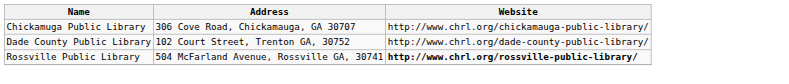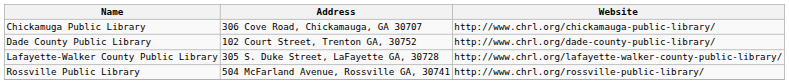+ row: (112, 57)
(513, 57) bold -> (579, 72) normal
